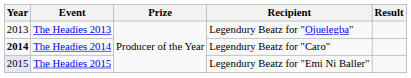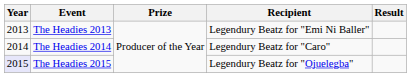(281, 30) Legendury Beatz for "Ojuelegba" -> (289, 30) Legendury Beatz for "Emi Ni Baller"
(18, 47) bold -> (18, 47) normal
(289, 64) Legendury Beatz for "Emi Ni Baller" -> (281, 64) Legendury Beatz for "Ojuelegba"
